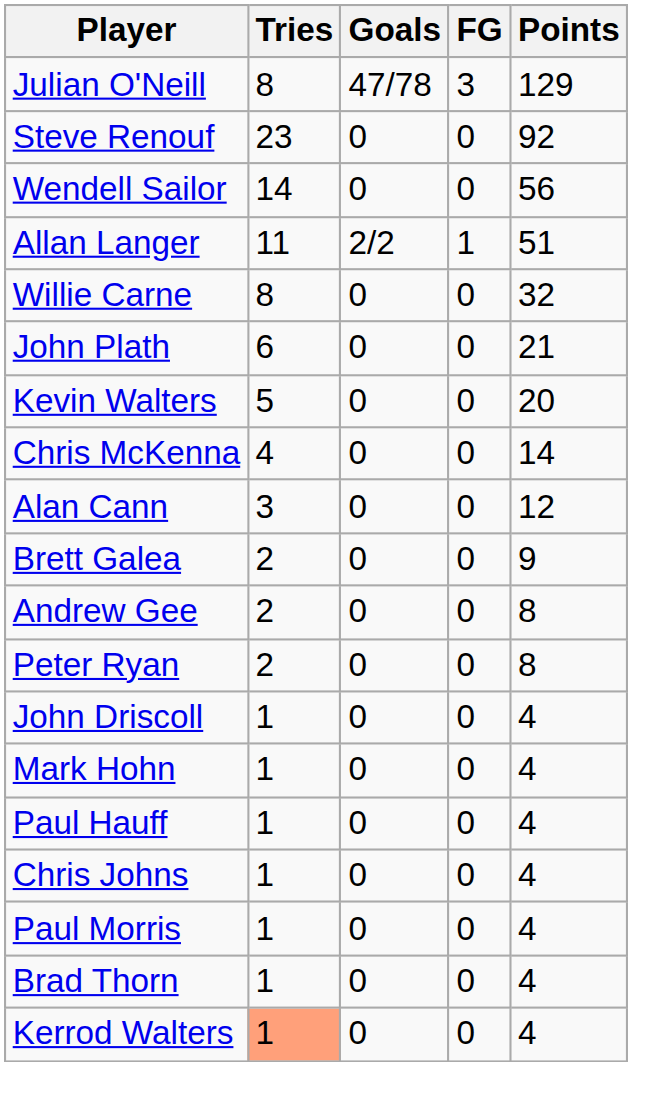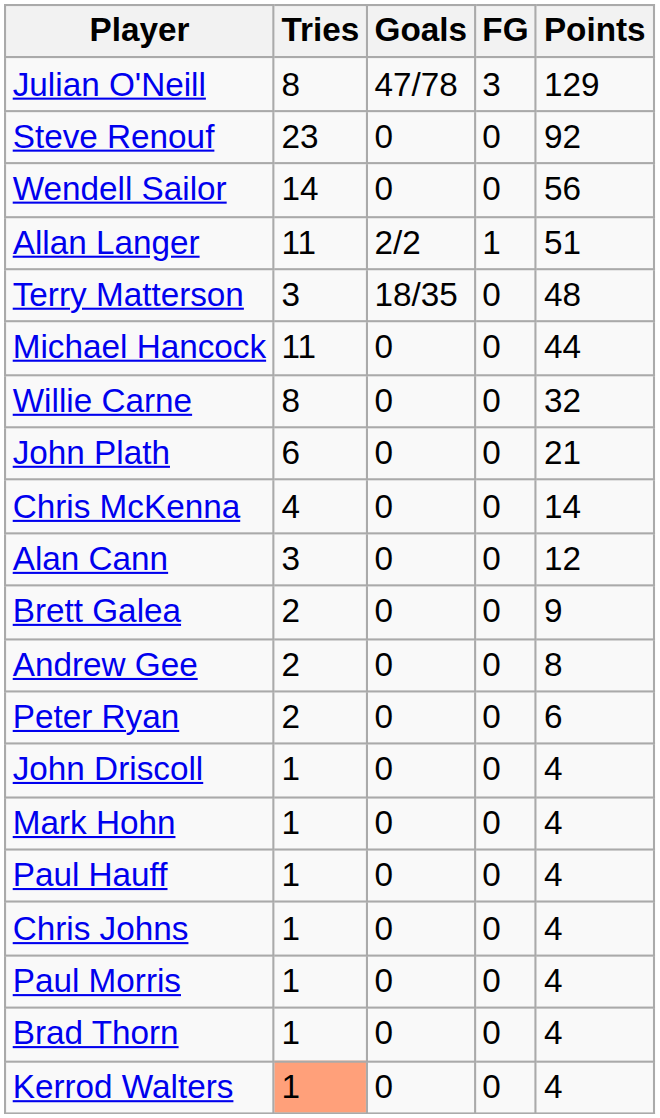+ row: (128, 294)
+ row: (139, 347)
- row: (115, 400)
(527, 664) 8 -> (553, 717) 6
